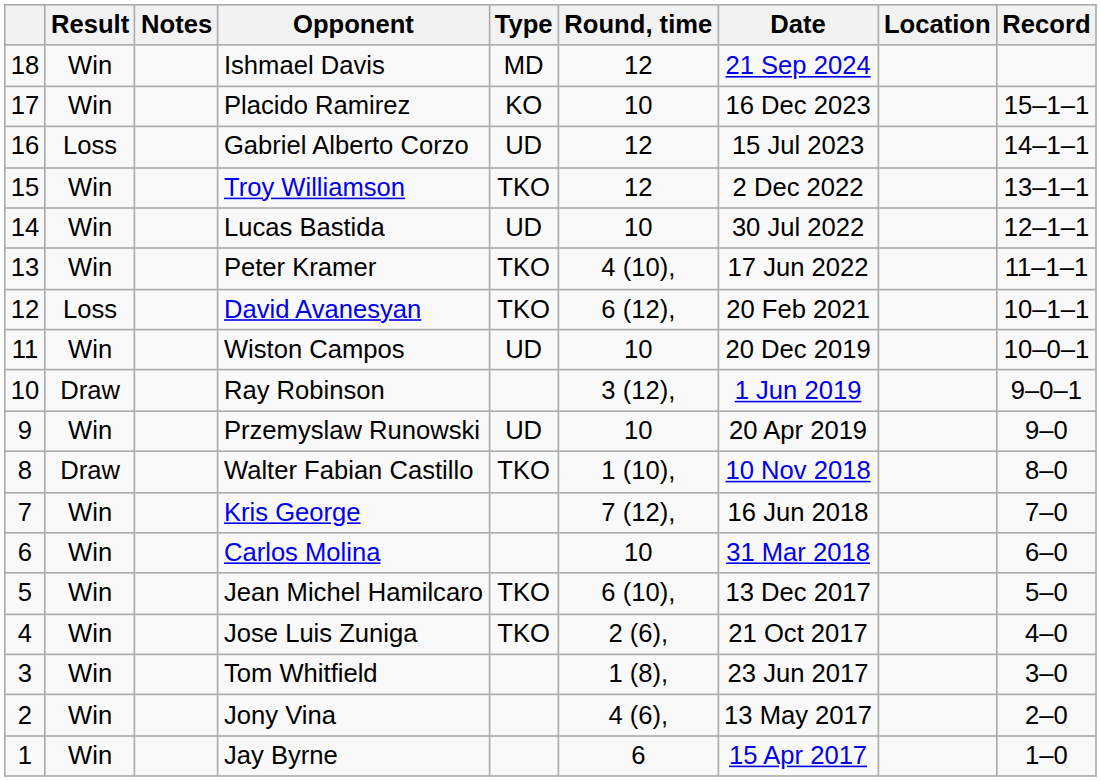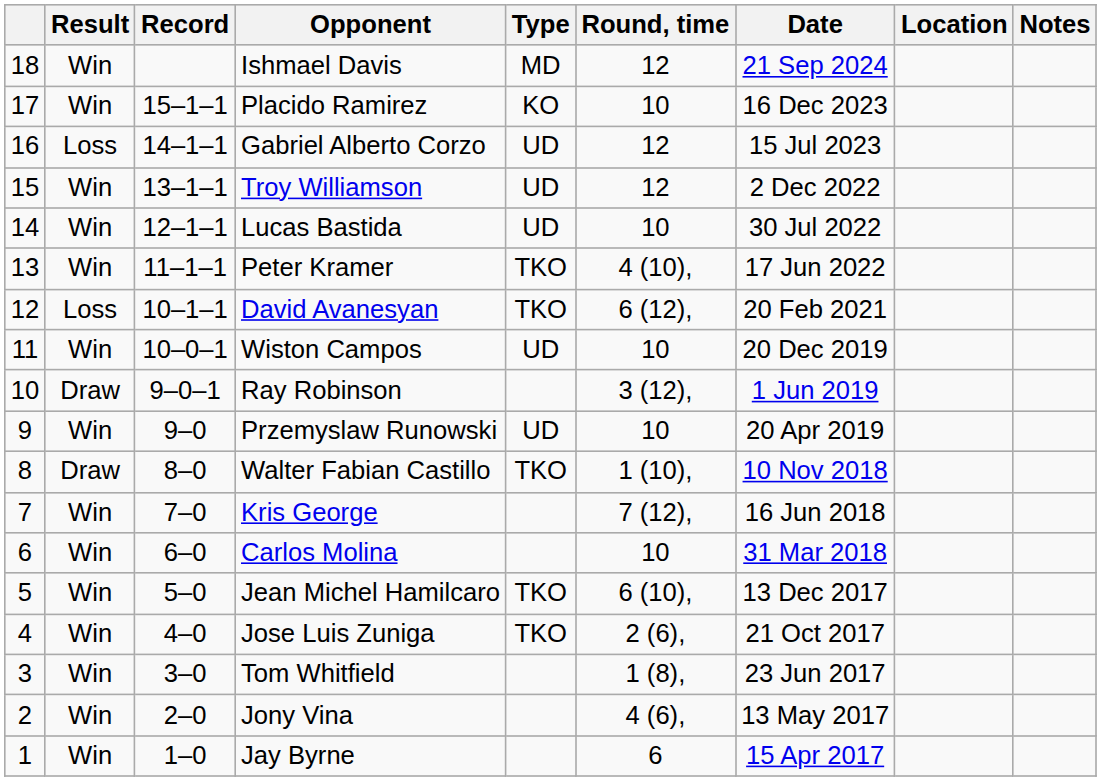columns swapped: (1046, 24) <-> (177, 24)
(524, 187) TKO -> (541, 187) UD
